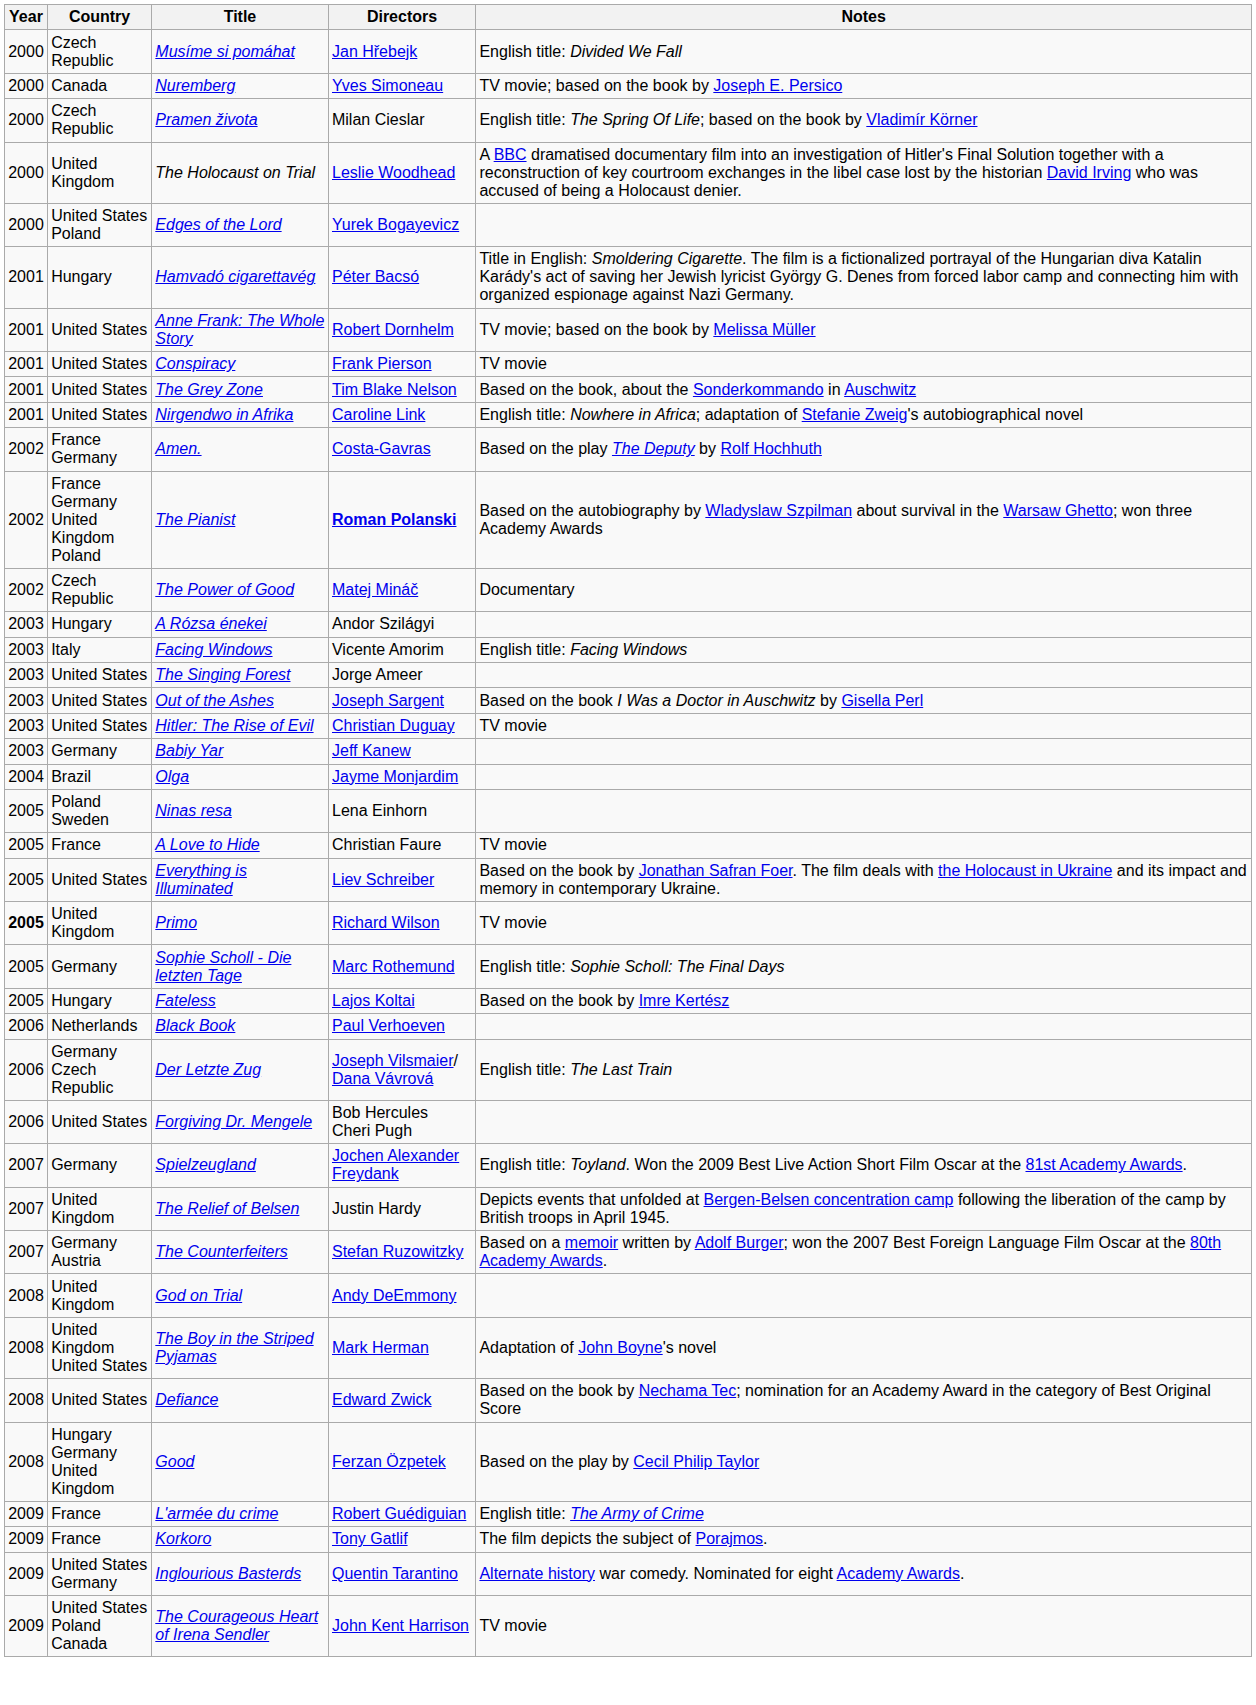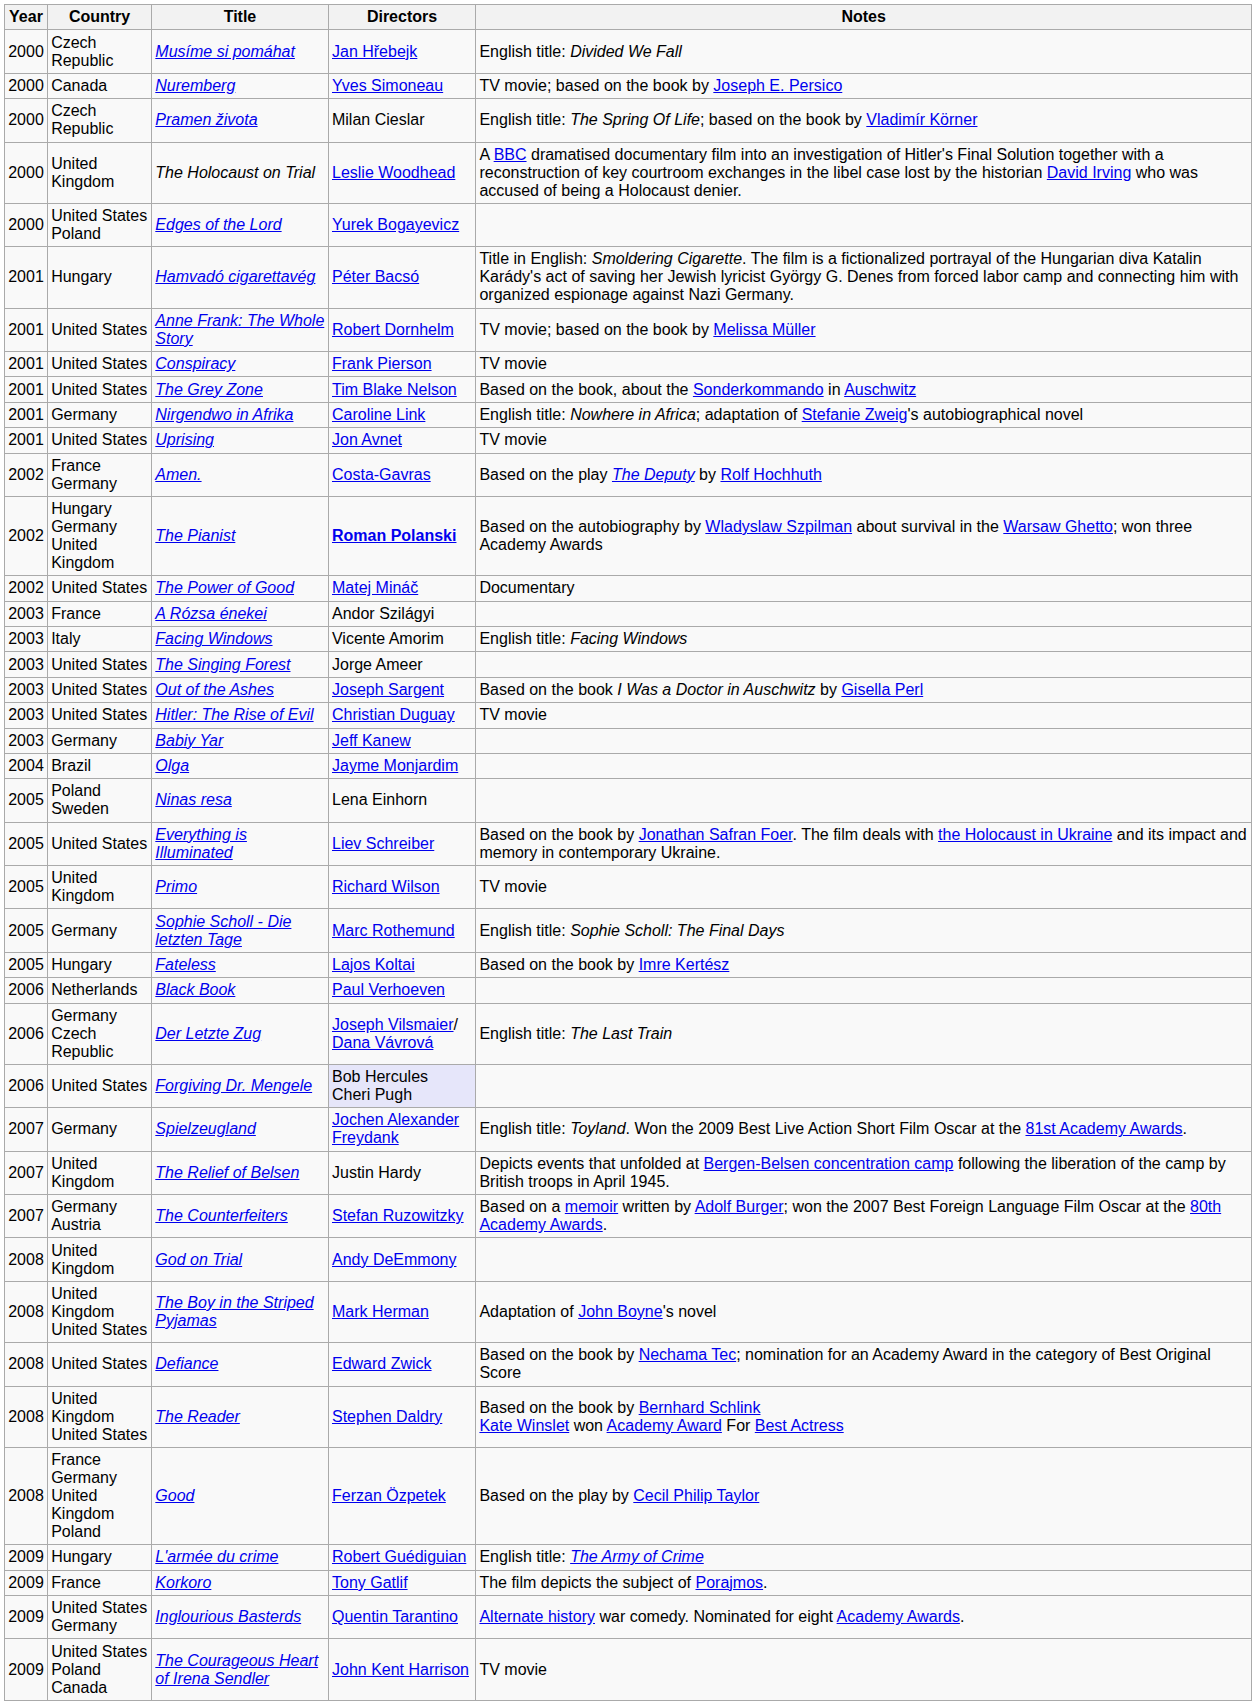(99, 414) United States -> (84, 414) Germany
+ row: (185, 440)
(84, 519) France Germany United Kingdom Poland -> (84, 536) Hungary Germany United Kingdom
(82, 590) Czech Republic -> (99, 588) United States
(81, 624) Hungary -> (76, 613) France
- row: (207, 845)
(26, 923) bold -> (26, 887) normal
(380, 1122) no background -> (380, 1086) lavender background
+ row: (198, 1416)
(84, 1461) Hungary Germany United Kingdom -> (84, 1496) France Germany United Kingdom Poland
(76, 1514) France -> (81, 1557) Hungary
